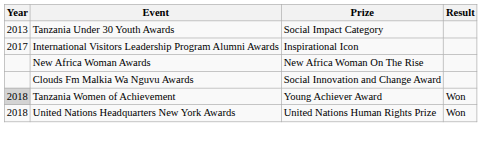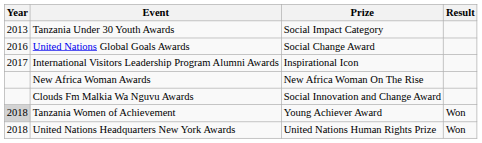+ row: (111, 46)
